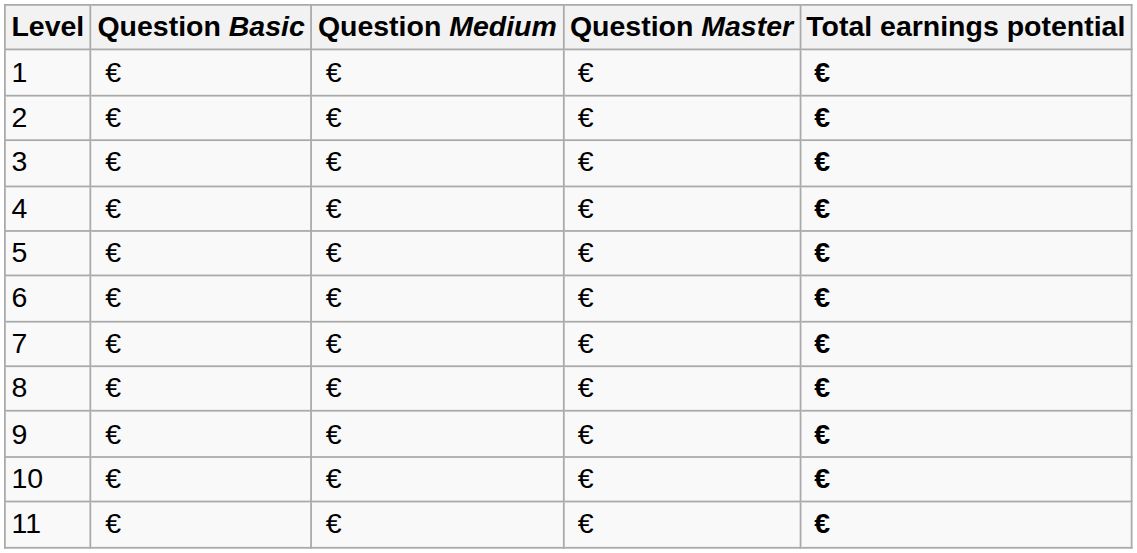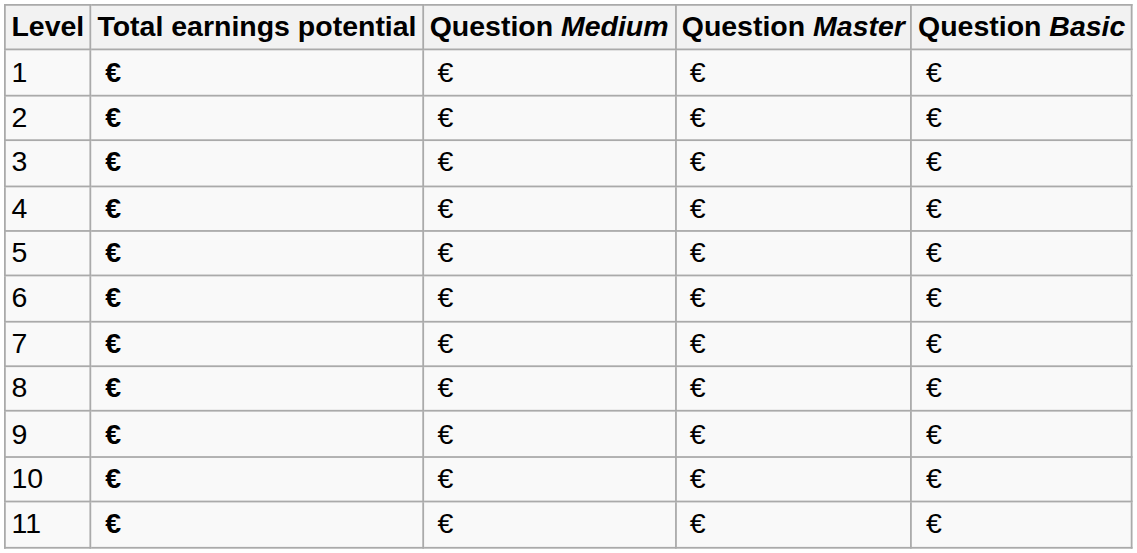columns swapped: (201, 27) <-> (966, 27)
